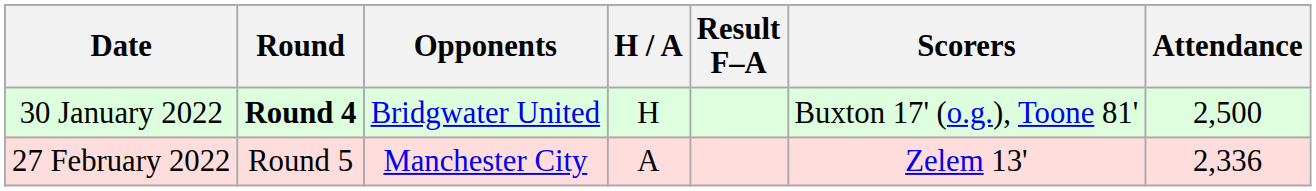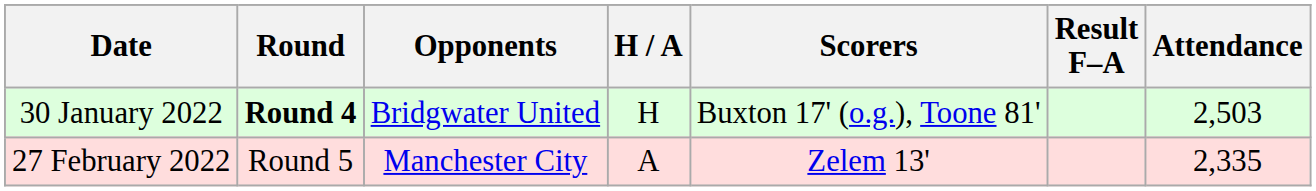columns swapped: (739, 46) <-> (966, 46)
(1228, 112) 2,500 -> (1228, 112) 2,503
(1228, 160) 2,336 -> (1228, 160) 2,335
